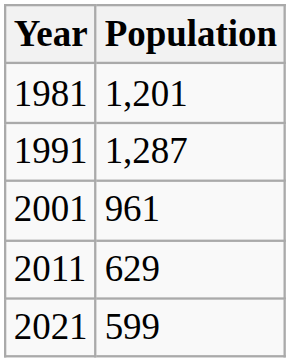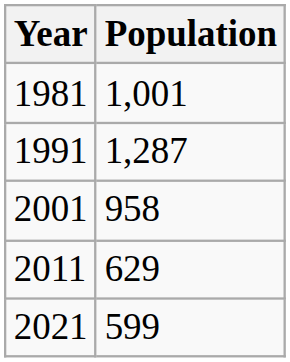(146, 92) 1,201 -> (146, 92) 1,001
(132, 209) 961 -> (132, 209) 958
